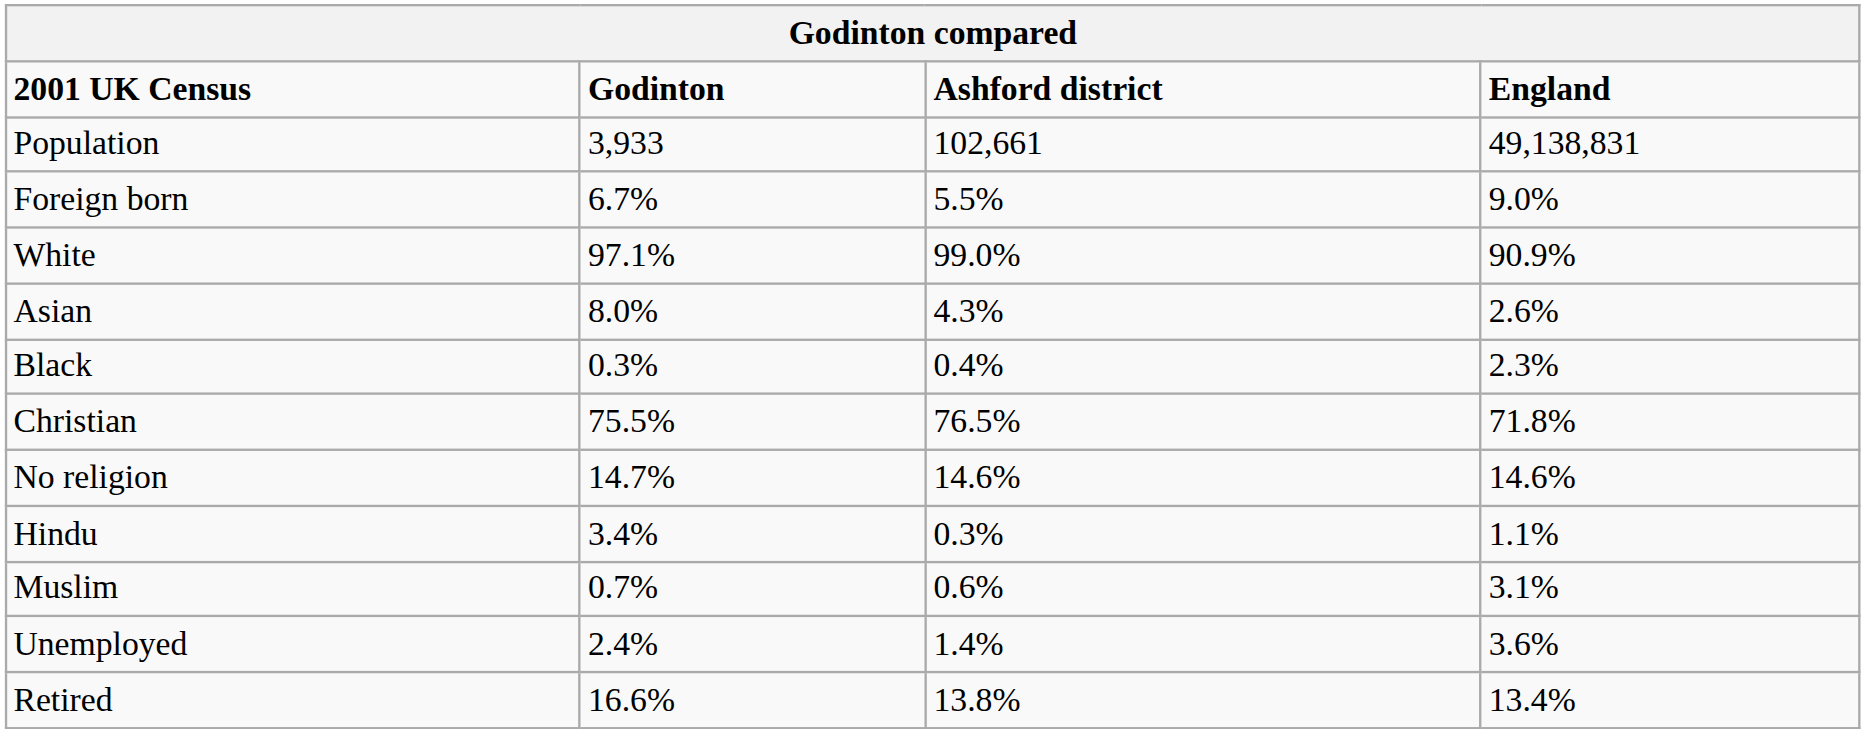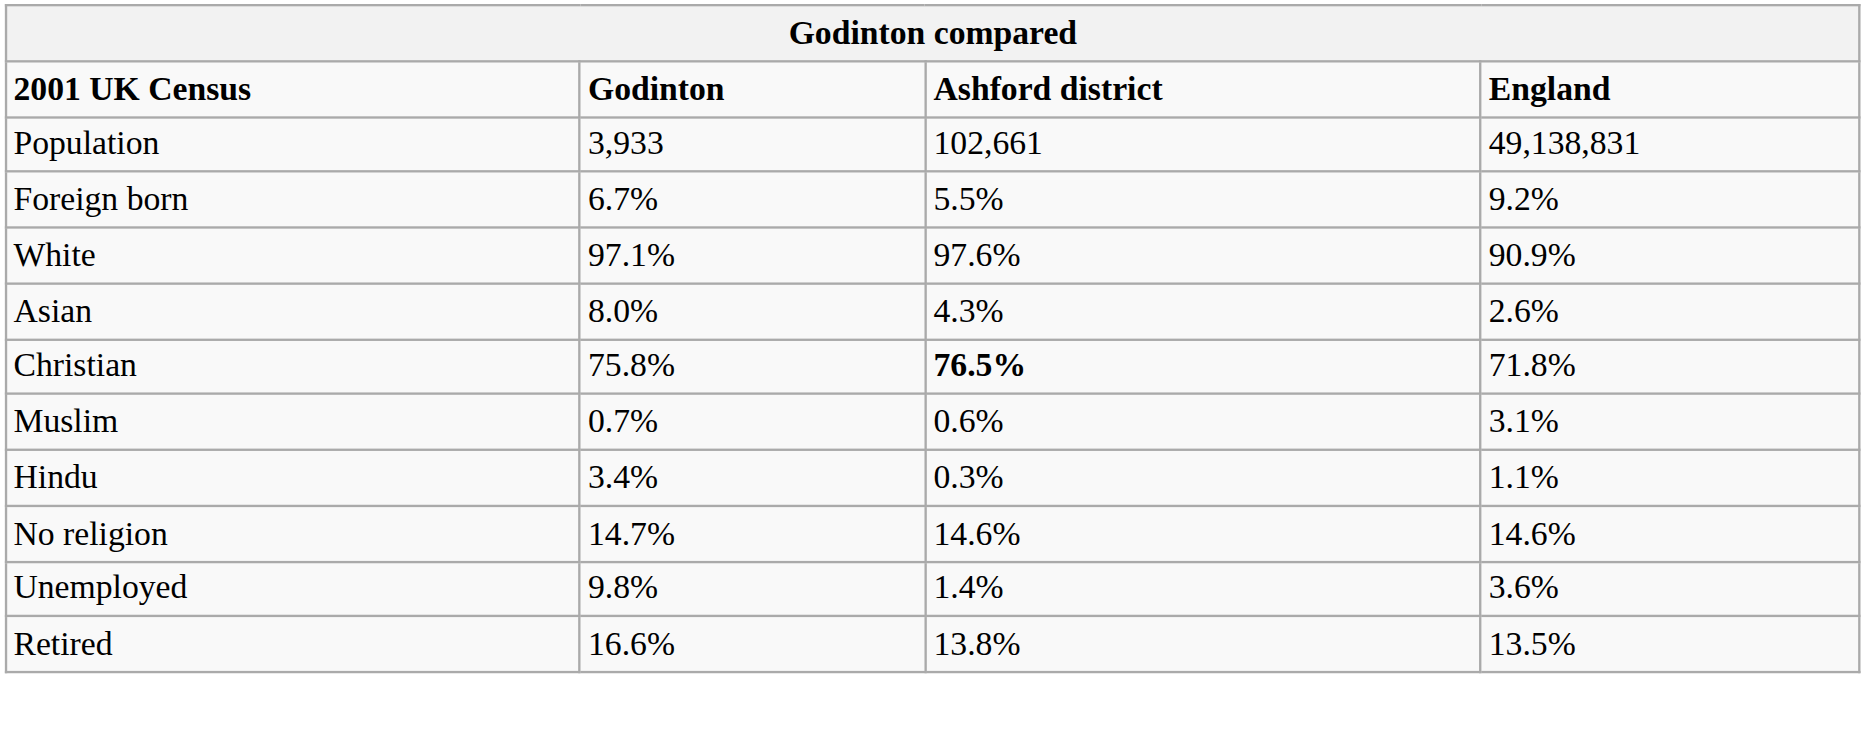(1524, 199) 9.0% -> (1524, 199) 9.2%
(977, 254) 99.0% -> (977, 254) 97.6%
- row: (53, 366)
(631, 421) 75.5% -> (631, 366) 75.8%
(977, 421) normal -> (980, 366) bold
rows swapped: (66, 588) <-> (91, 477)
(623, 644) 2.4% -> (623, 588) 9.8%
(1532, 699) 13.4% -> (1532, 644) 13.5%
